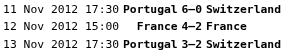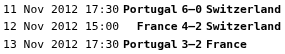(226, 26) France -> (243, 26) Switzerland
(243, 44) Switzerland -> (226, 44) France
